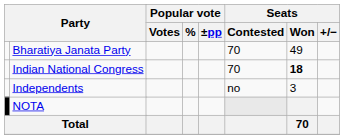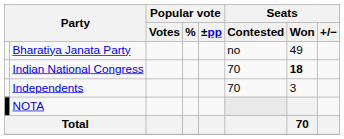(234, 50) 70 -> (234, 50) no
(234, 87) no -> (234, 87) 70
